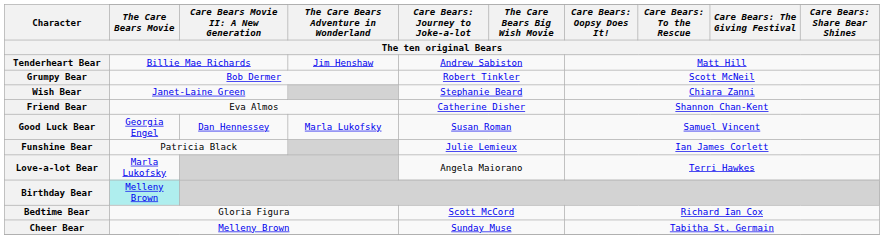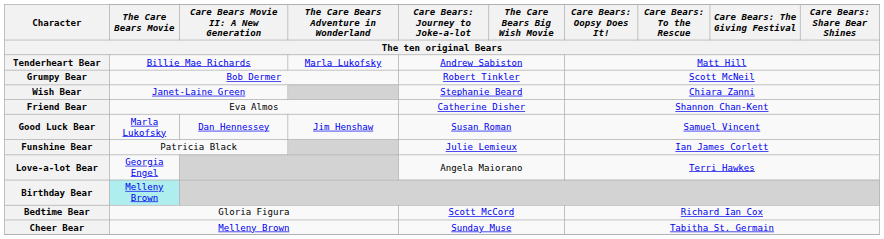(343, 62) Jim Henshaw -> (343, 62) Marla Lukofsky
(144, 127) Georgia Engel -> (144, 127) Marla Lukofsky
(343, 127) Marla Lukofsky -> (343, 127) Jim Henshaw
(144, 167) Marla Lukofsky -> (144, 167) Georgia Engel
